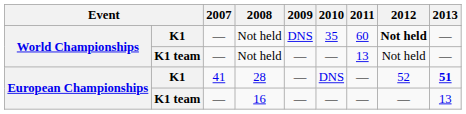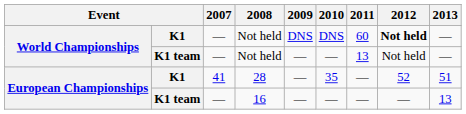(331, 36) 35 -> (331, 36) DNS
(331, 78) DNS -> (331, 78) 35
(445, 78) bold -> (445, 78) normal
